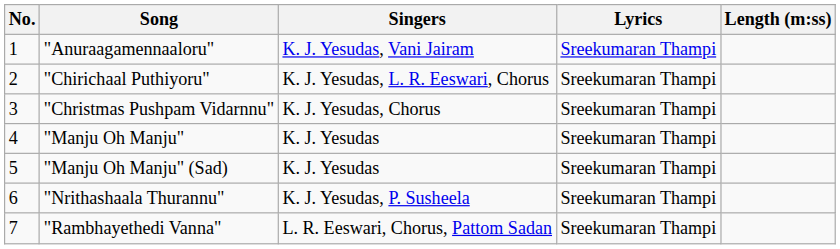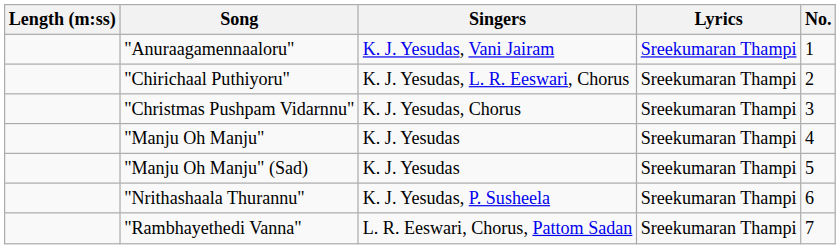columns swapped: (22, 19) <-> (778, 19)
